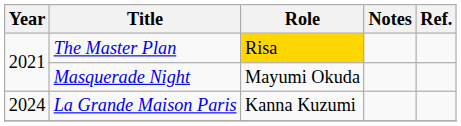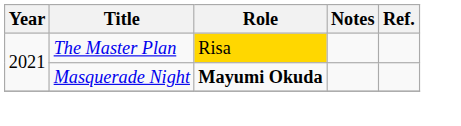(302, 76) normal -> (260, 76) bold
- row: (145, 105)
